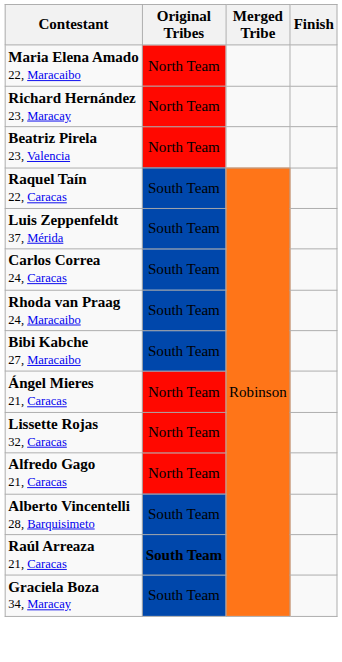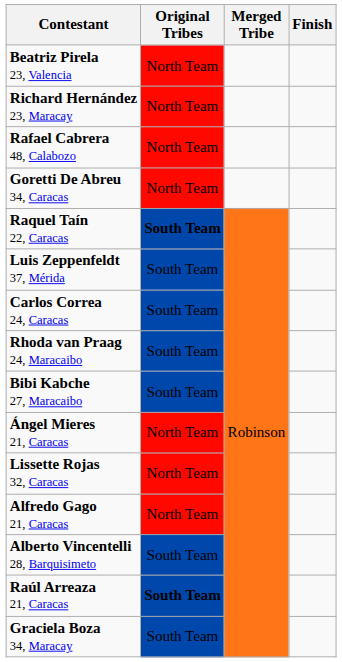- row: (74, 65)
rows swapped: (53, 147) <-> (72, 106)
+ row: (60, 147)
+ row: (66, 187)
(184, 187) normal -> (182, 228) bold
